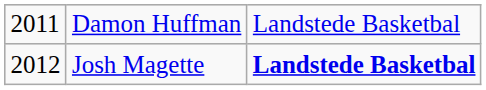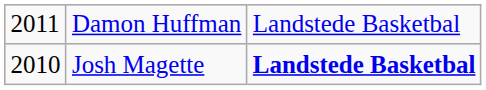(35, 63) 2012 -> (35, 63) 2010
